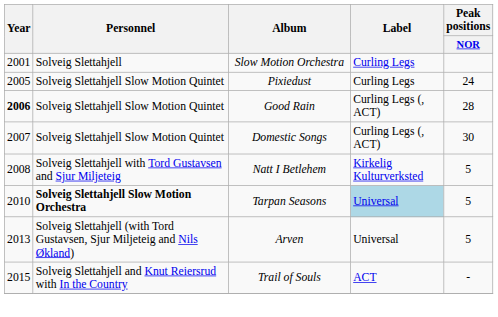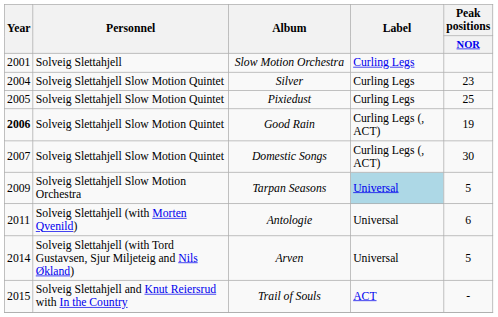+ row: (289, 81)
(468, 81) 24 -> (468, 99) 25
(468, 106) 28 -> (468, 124) 19
- row: (289, 169)
(19, 201) 2010 -> (19, 188) 2009
(114, 201) bold -> (111, 188) normal
+ row: (289, 219)
(19, 239) 2013 -> (19, 258) 2014
